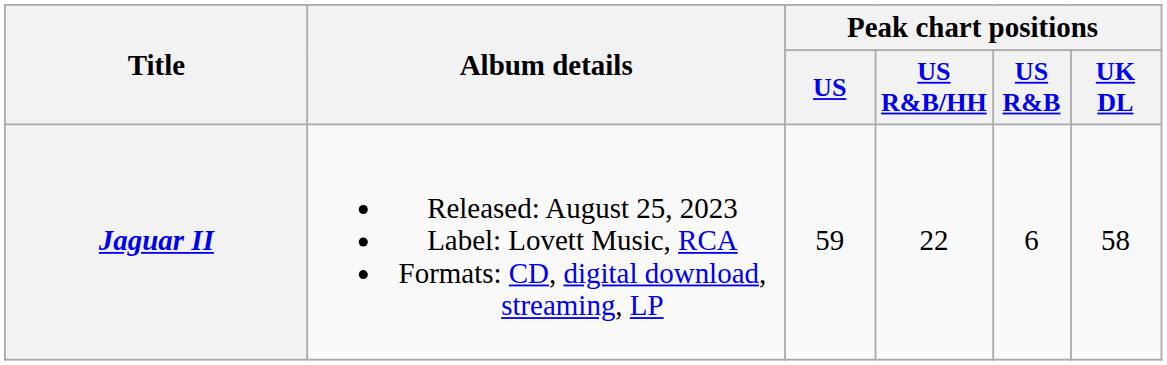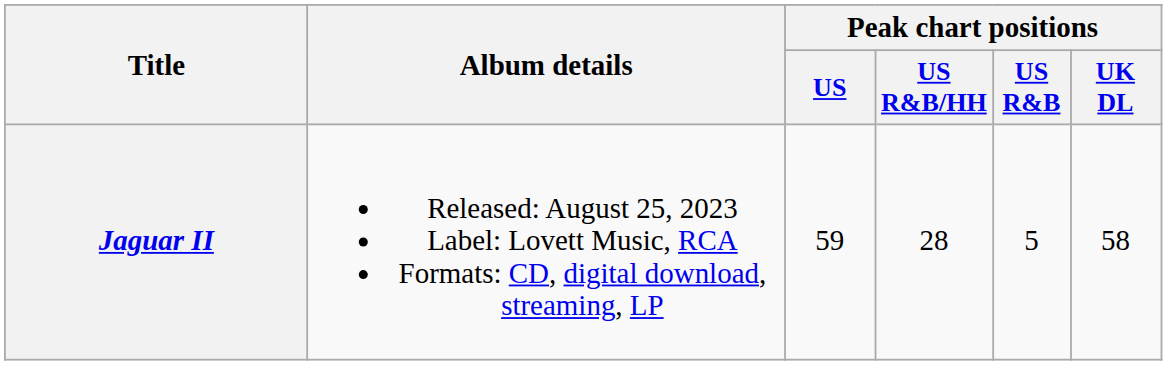(934, 241) 22 -> (934, 241) 28
(1032, 241) 6 -> (1032, 241) 5
